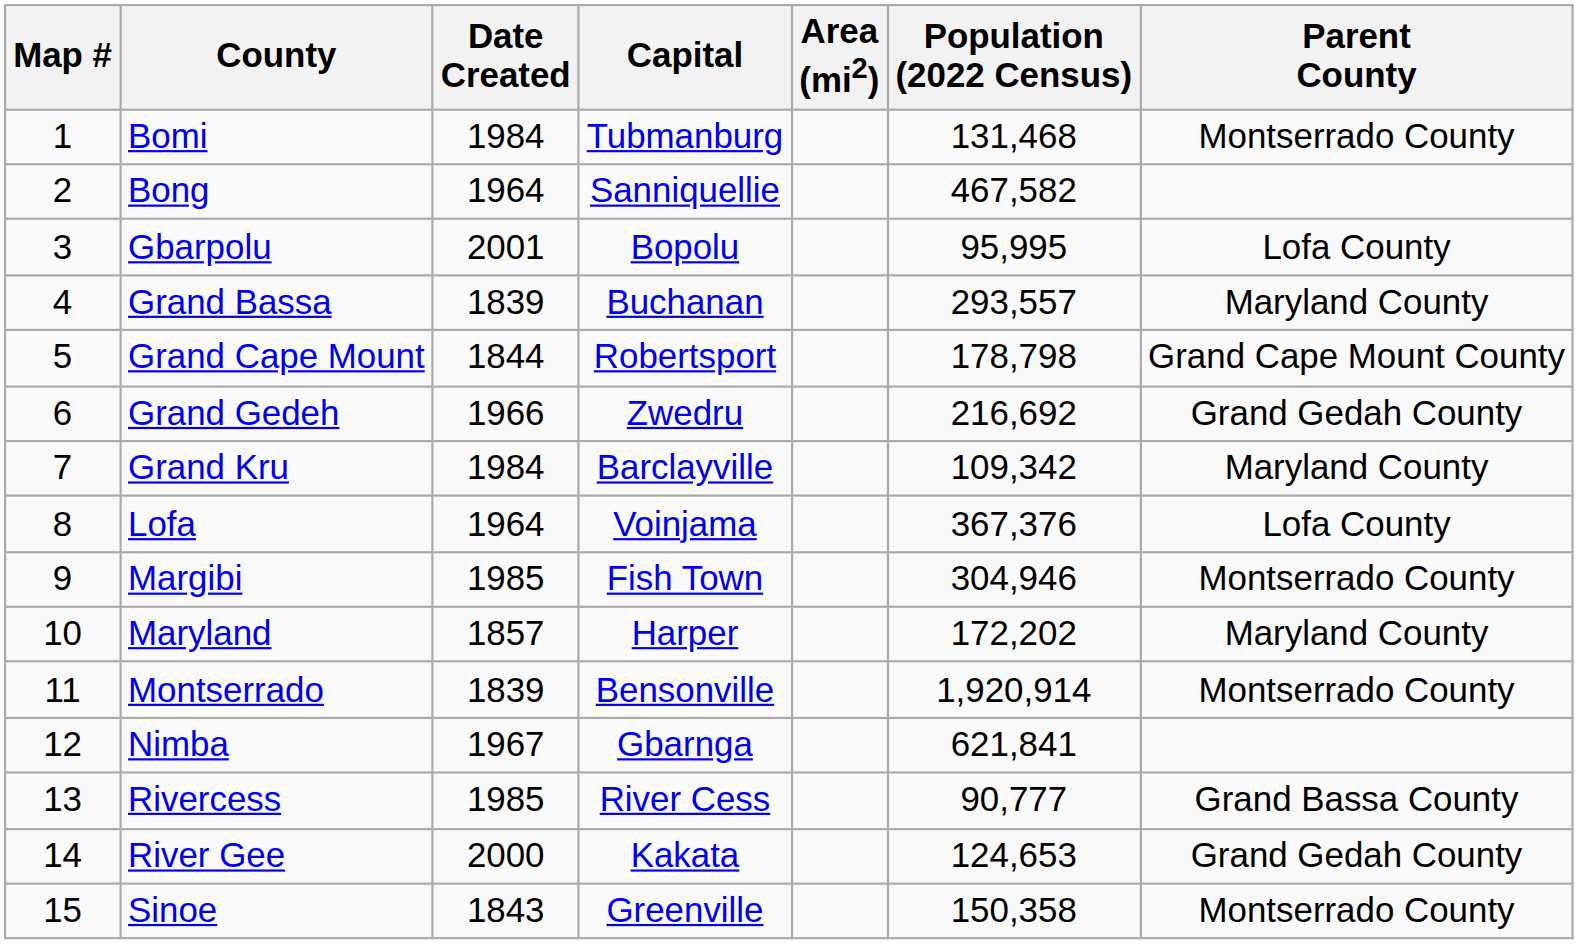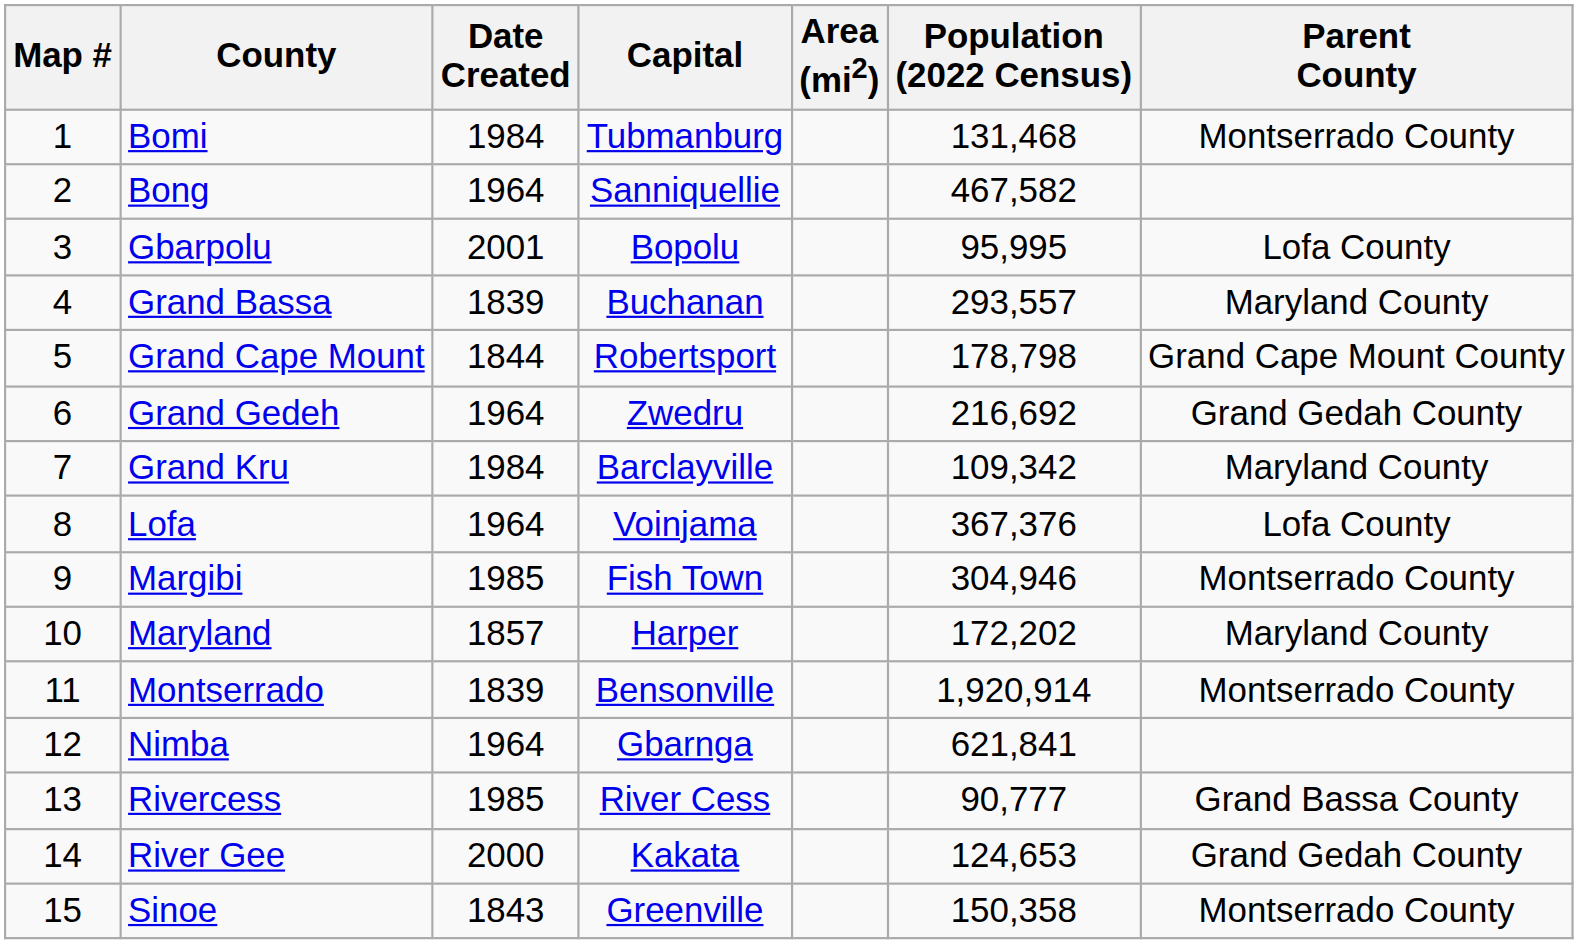(506, 412) 1966 -> (506, 412) 1964
(506, 744) 1967 -> (506, 744) 1964
